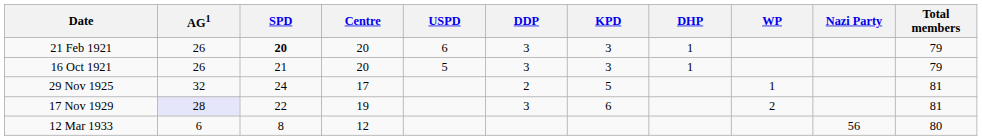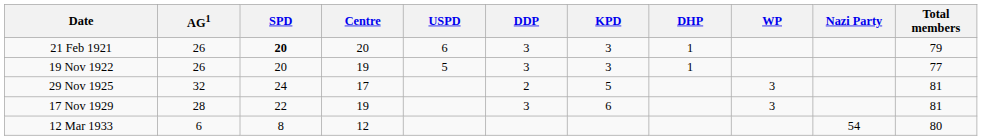- row: (81, 67)
+ row: (81, 67)
(772, 86) 1 -> (772, 86) 3
(199, 106) lavender background -> (199, 106) no background
(772, 106) 2 -> (772, 106) 3
(854, 125) 56 -> (854, 125) 54
